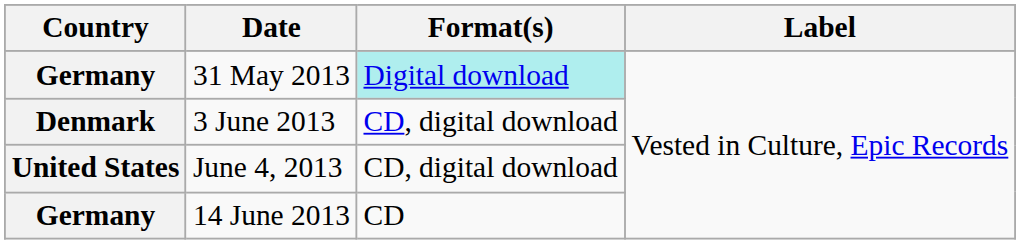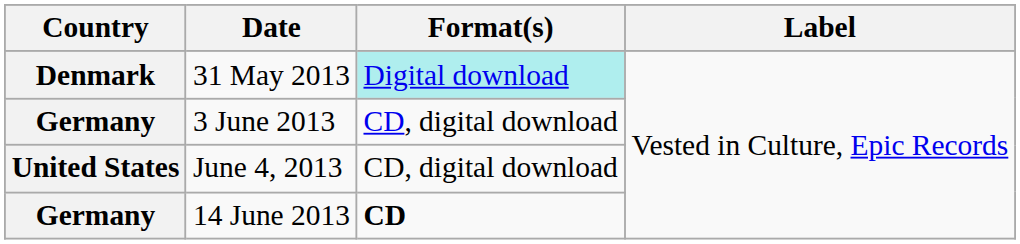(96, 74) Germany -> (96, 74) Denmark
(96, 121) Denmark -> (96, 121) Germany
(384, 214) normal -> (385, 214) bold
